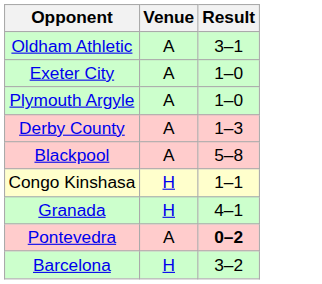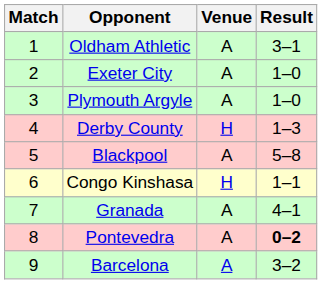+ column: (33, 18)
(169, 127) A -> (227, 127) H
(169, 210) H -> (227, 210) A
(169, 264) H -> (227, 264) A
